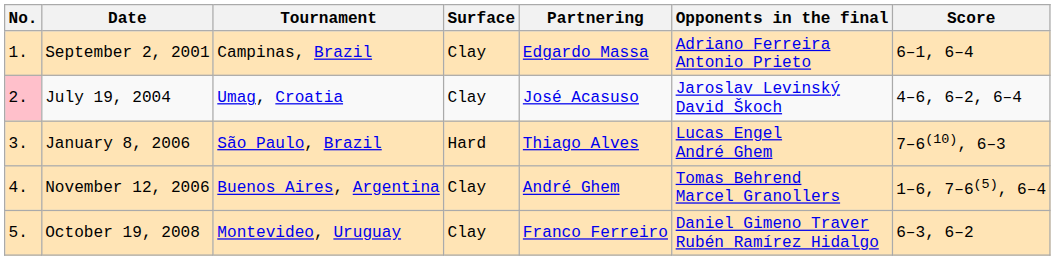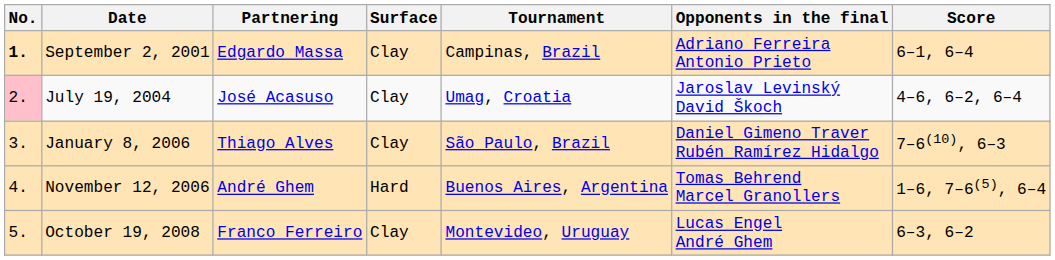columns swapped: (329, 18) <-> (595, 18)
(18, 53) normal -> (18, 53) bold
(467, 143) Hard -> (389, 143) Clay
(729, 143) Lucas Engel André Ghem -> (777, 143) Daniel Gimeno Traver Rubén Ramírez Hidalgo
(467, 188) Clay -> (389, 188) Hard
(777, 233) Daniel Gimeno Traver Rubén Ramírez Hidalgo -> (729, 233) Lucas Engel André Ghem
